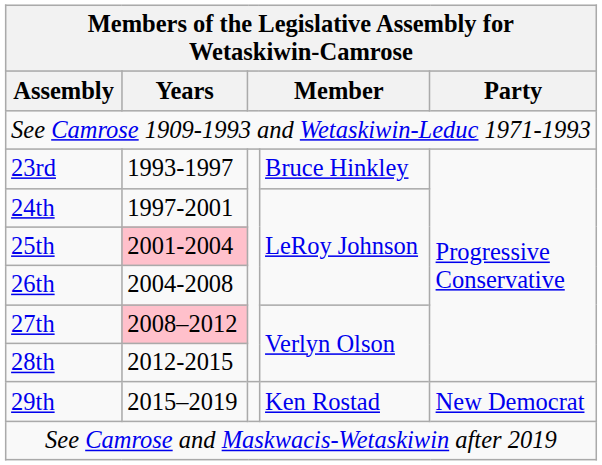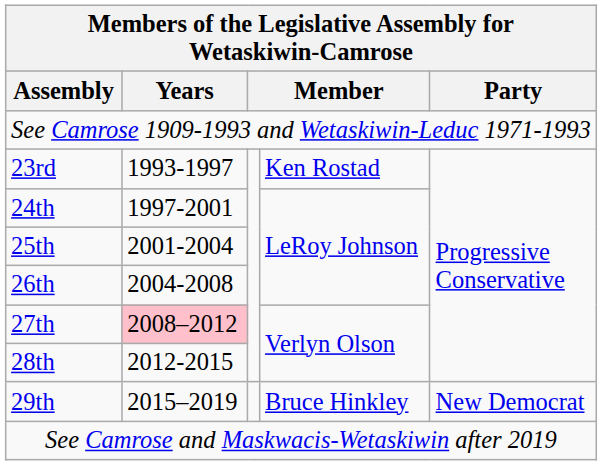(337, 168) Bruce Hinkley -> (323, 168) Ken Rostad
(180, 246) pink background -> (180, 246) no background
(323, 401) Ken Rostad -> (337, 401) Bruce Hinkley
